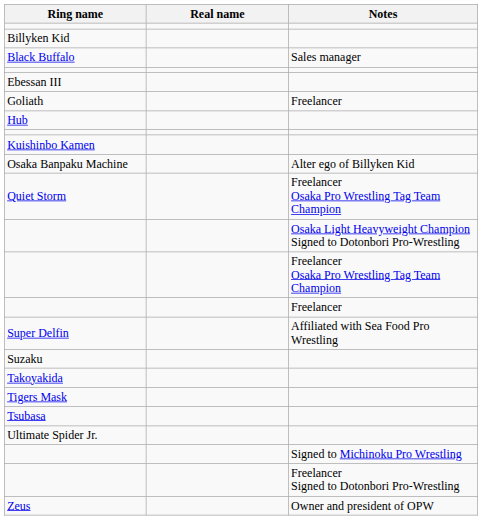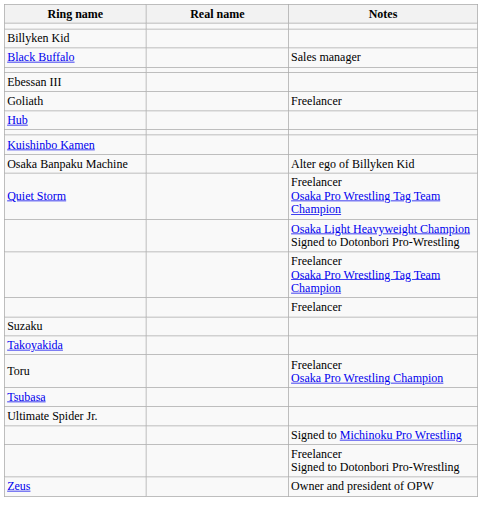- row: (38, 333)
- row: (37, 397)
+ row: (18, 371)
